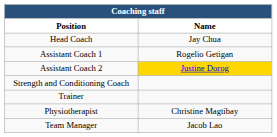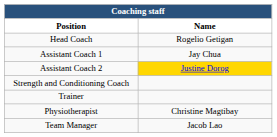(205, 40) Jay Chua -> (205, 40) Rogelio Getigan
(205, 54) Rogelio Getigan -> (205, 54) Jay Chua
